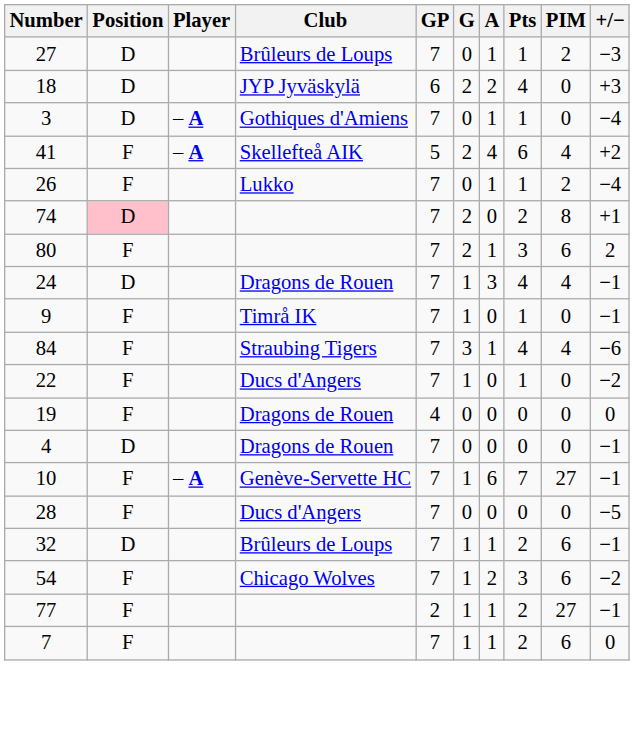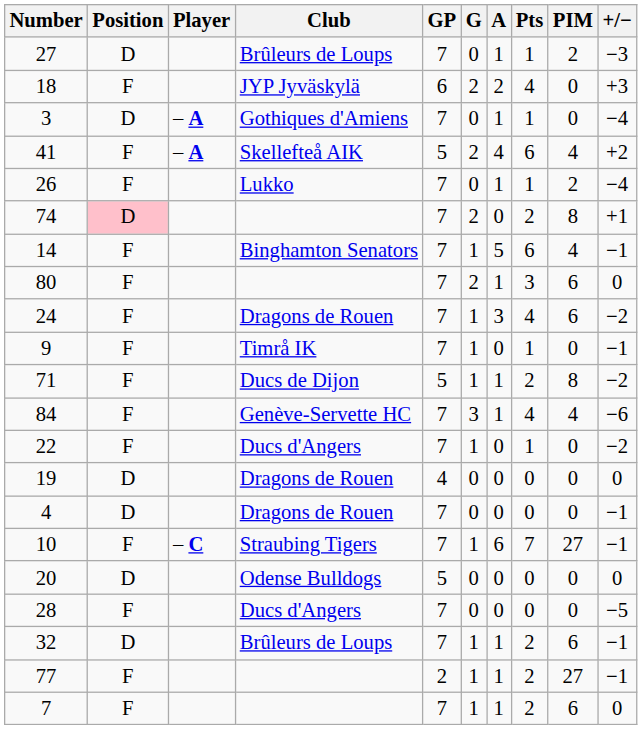(128, 86) D -> (128, 86) F
+ row: (46, 250)
(610, 250) 2 -> (617, 282) 0
(128, 282) D -> (128, 315) F
(566, 282) 4 -> (573, 315) 6
(610, 282) −1 -> (617, 315) −2
+ row: (46, 380)
(308, 348) Straubing Tigers -> (325, 413) Genève-Servette HC
(128, 413) F -> (128, 479) D
(188, 479) – A -> (188, 544) – C
(325, 479) Genève-Servette HC -> (308, 544) Straubing Tigers
+ row: (46, 577)
- row: (46, 577)
